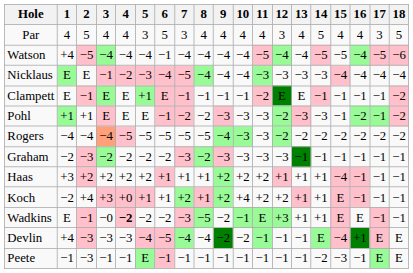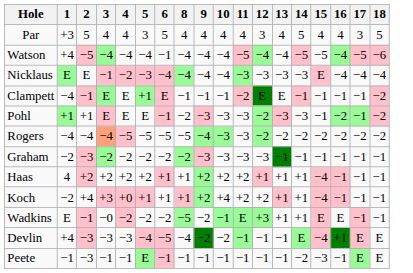- column: (184, 14)
(67, 34) 4 -> (67, 34) +3
(340, 75) −4 -> (321, 75) E
(67, 95) E -> (67, 95) −4
(67, 177) +3 -> (67, 177) 4
(340, 197) E -> (321, 197) −4
(126, 217) bold -> (126, 217) normal
